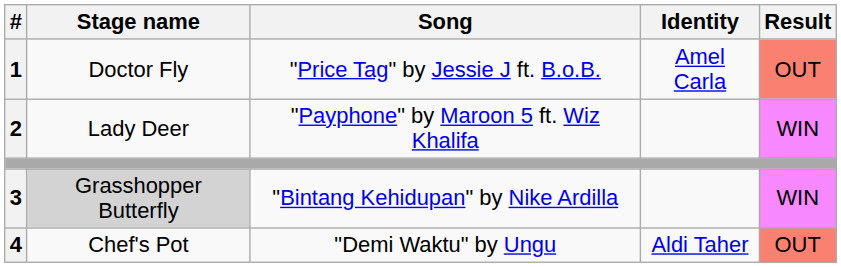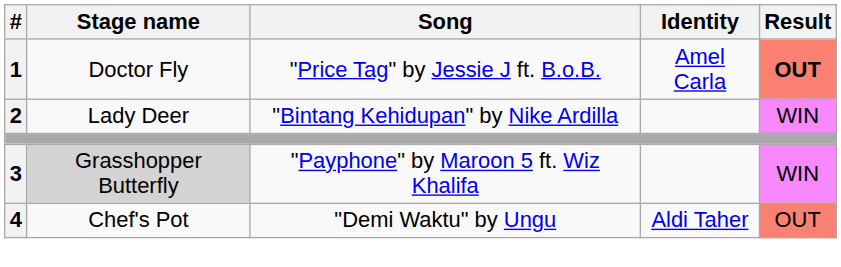(798, 68) normal -> (798, 68) bold
(445, 128) "Payphone" by Maroon 5 ft. Wiz Khalifa -> (445, 116) "Bintang Kehidupan" by Nike Ardilla
(445, 197) "Bintang Kehidupan" by Nike Ardilla -> (445, 173) "Payphone" by Maroon 5 ft. Wiz Khalifa
